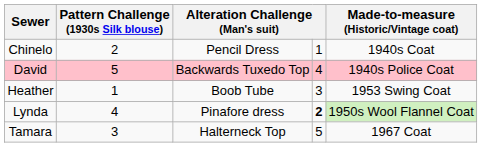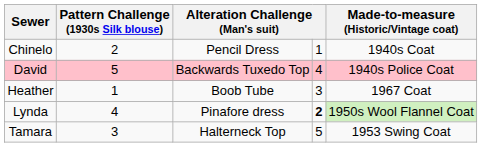(401, 91) 1953 Swing Coat -> (401, 91) 1967 Coat
(401, 132) 1967 Coat -> (401, 132) 1953 Swing Coat
